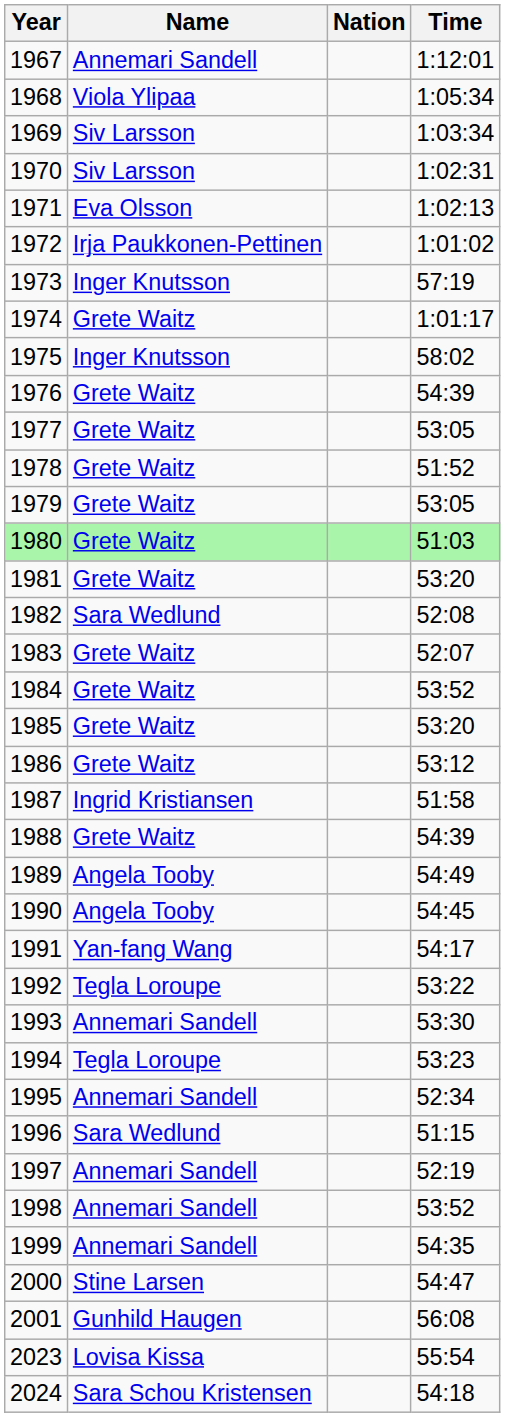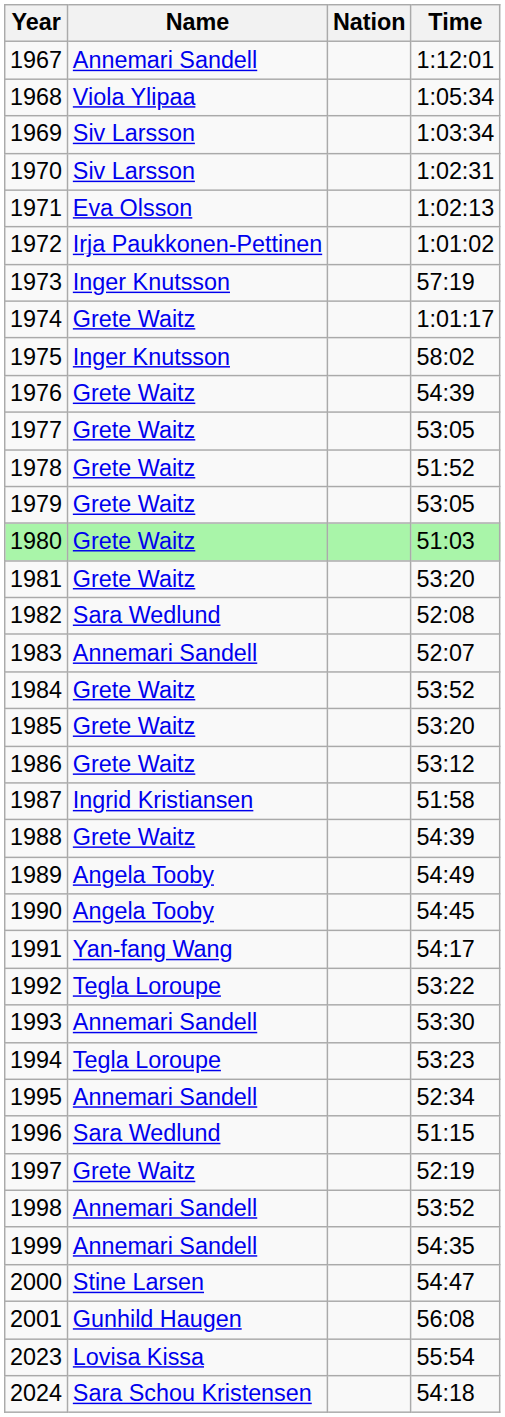(134, 652) Grete Waitz -> (165, 652) Annemari Sandell
(165, 1171) Annemari Sandell -> (134, 1171) Grete Waitz
